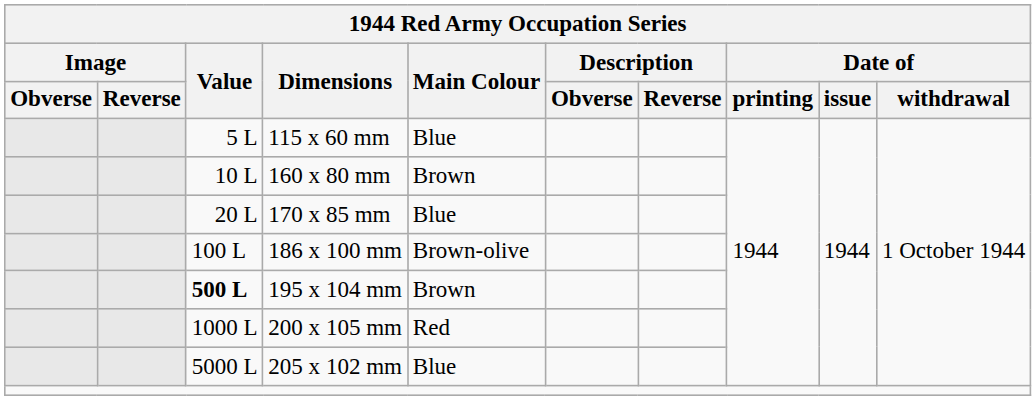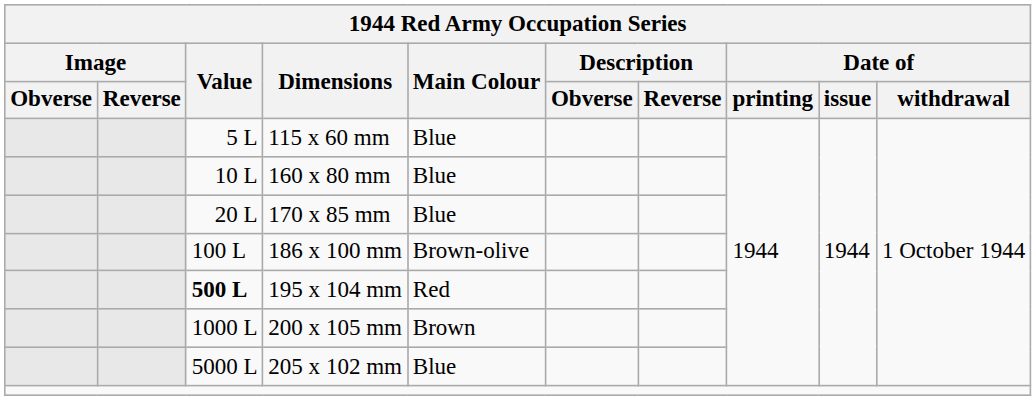(444, 175) Brown -> (435, 175) Blue
(444, 289) Brown -> (431, 289) Red
(431, 327) Red -> (444, 327) Brown
